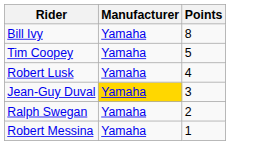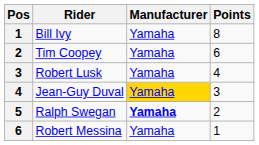+ column: (19, 14)
(188, 53) 5 -> (217, 53) 6
(124, 112) normal -> (153, 112) bold
